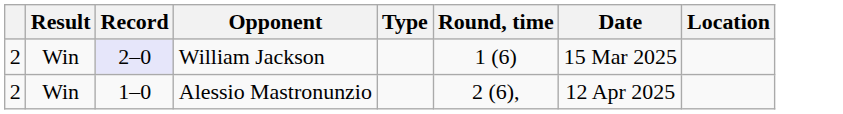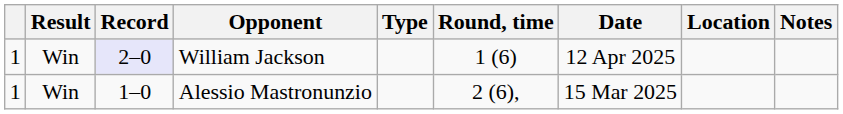+ column: (806, 21)
(15, 56) 2 -> (15, 56) 1
(620, 56) 15 Mar 2025 -> (620, 56) 12 Apr 2025
(15, 91) 2 -> (15, 91) 1
(620, 91) 12 Apr 2025 -> (620, 91) 15 Mar 2025
